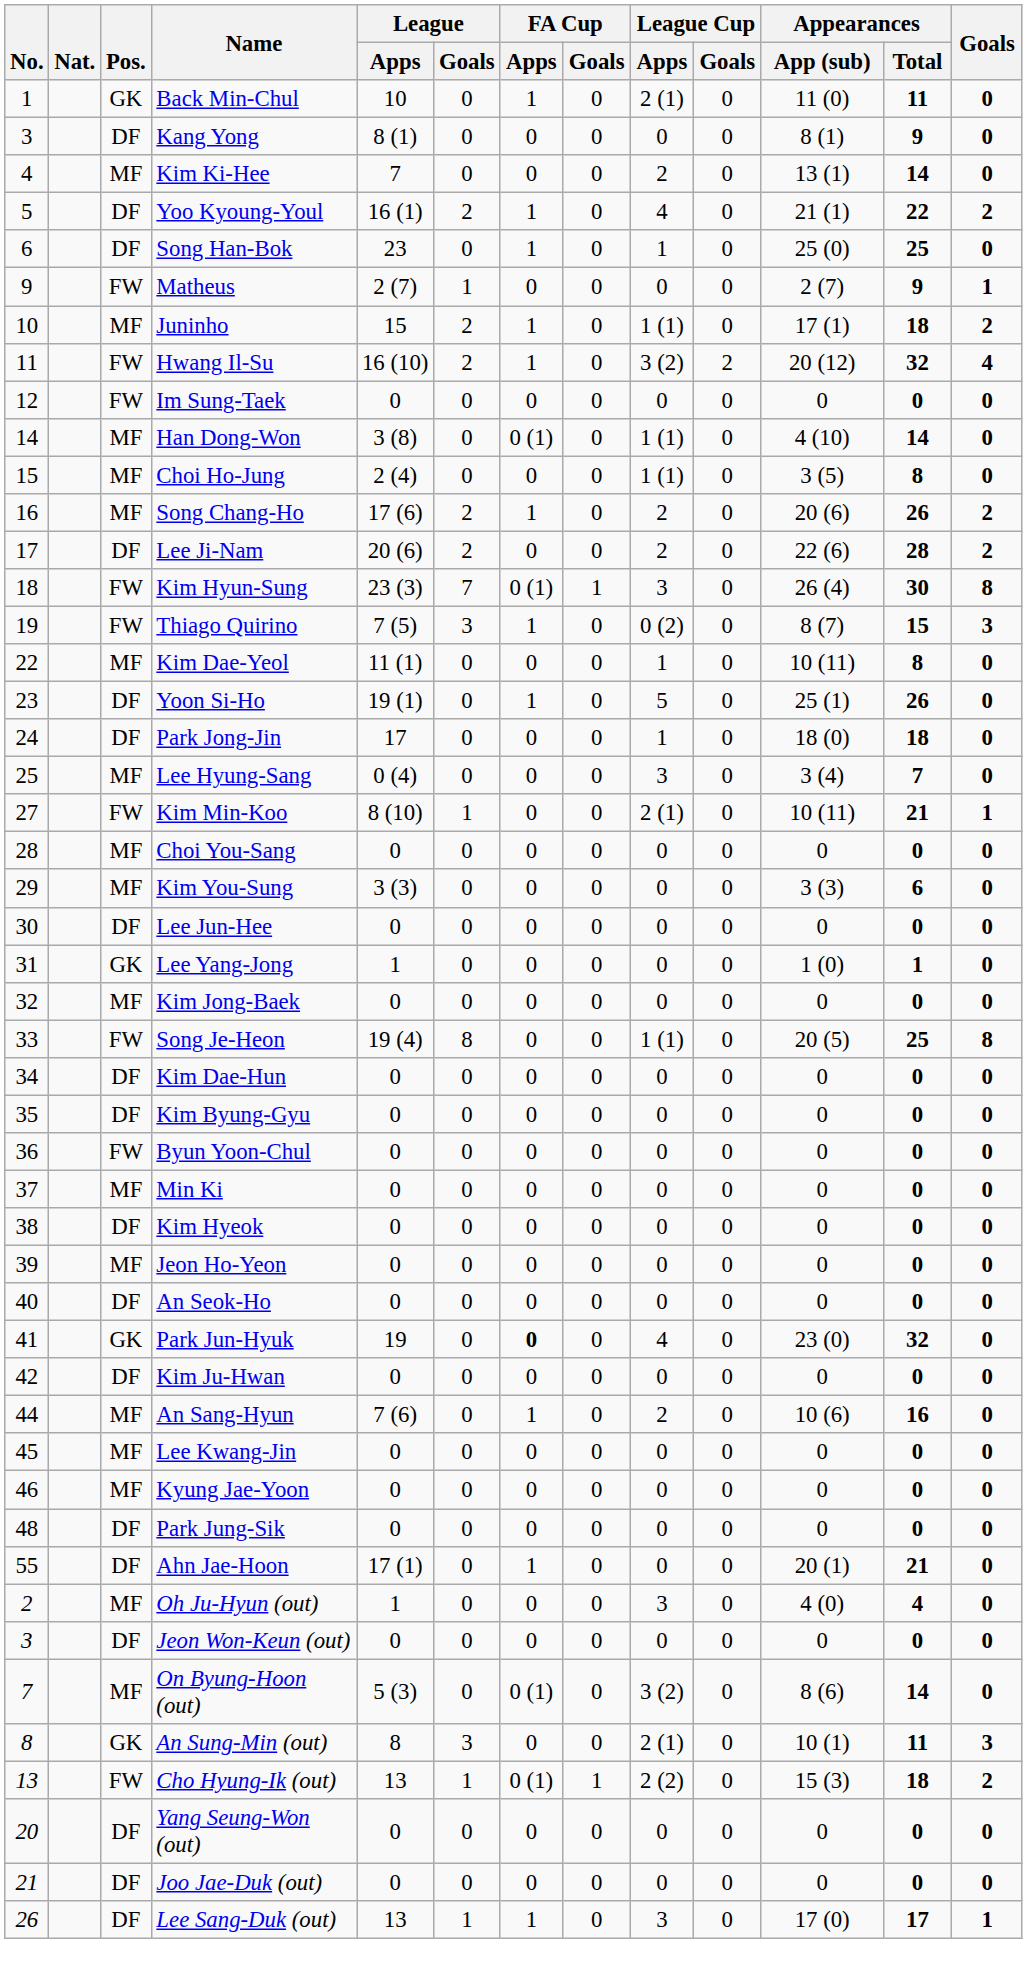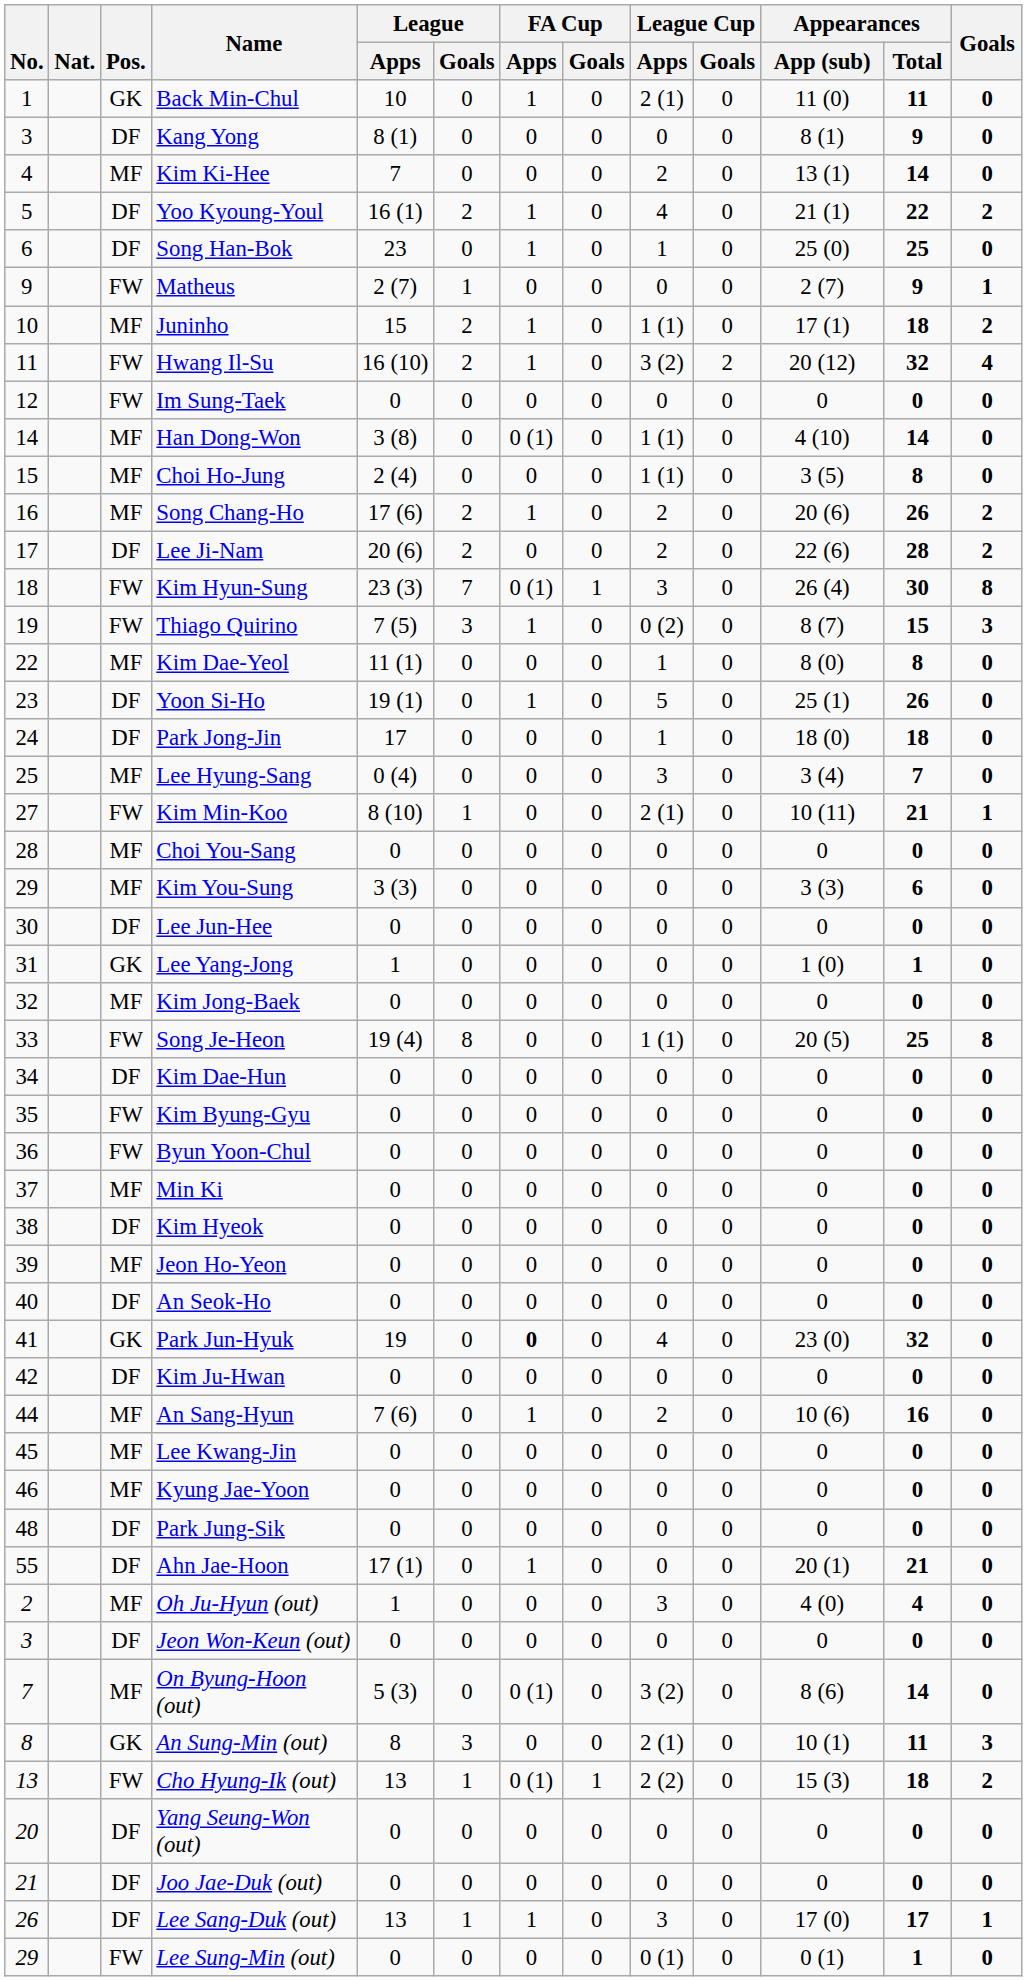(822, 662) 10 (11) -> (822, 662) 8 (0)
(126, 1113) DF -> (126, 1113) FW
+ row: (246, 1957)
